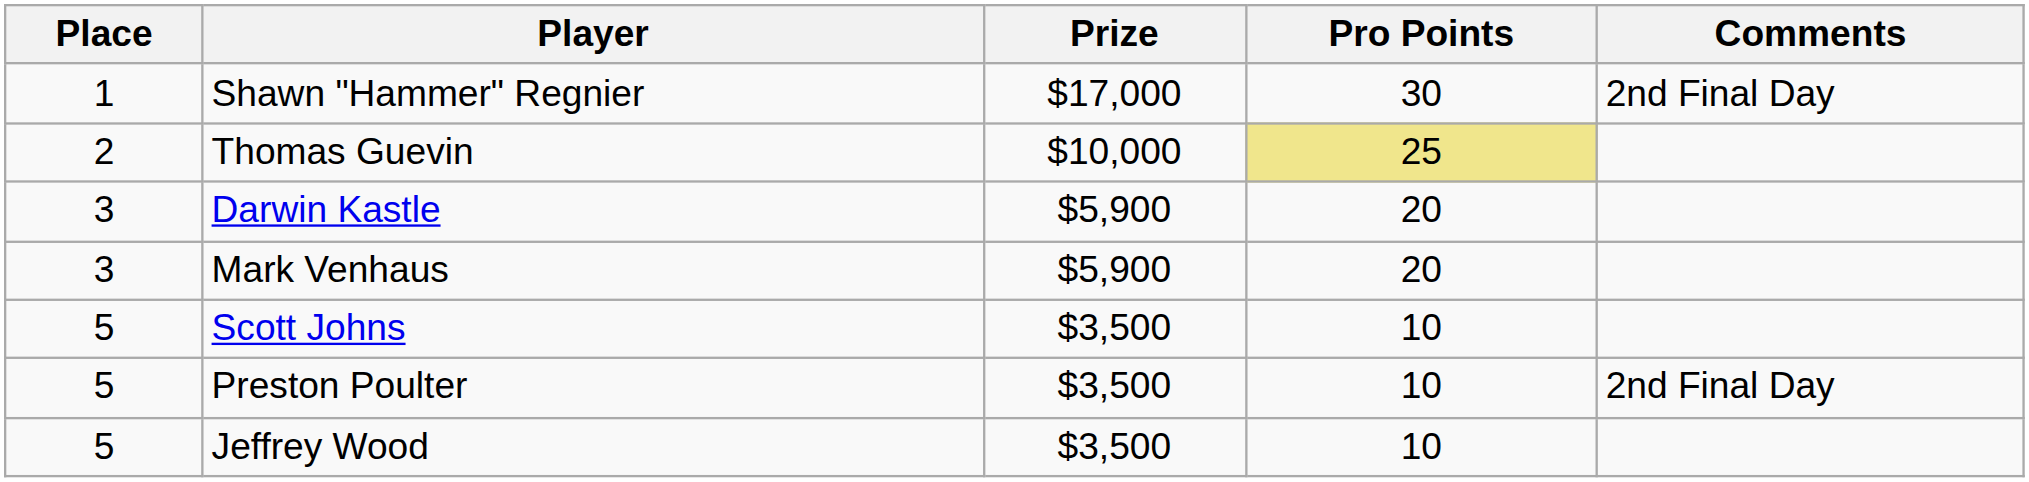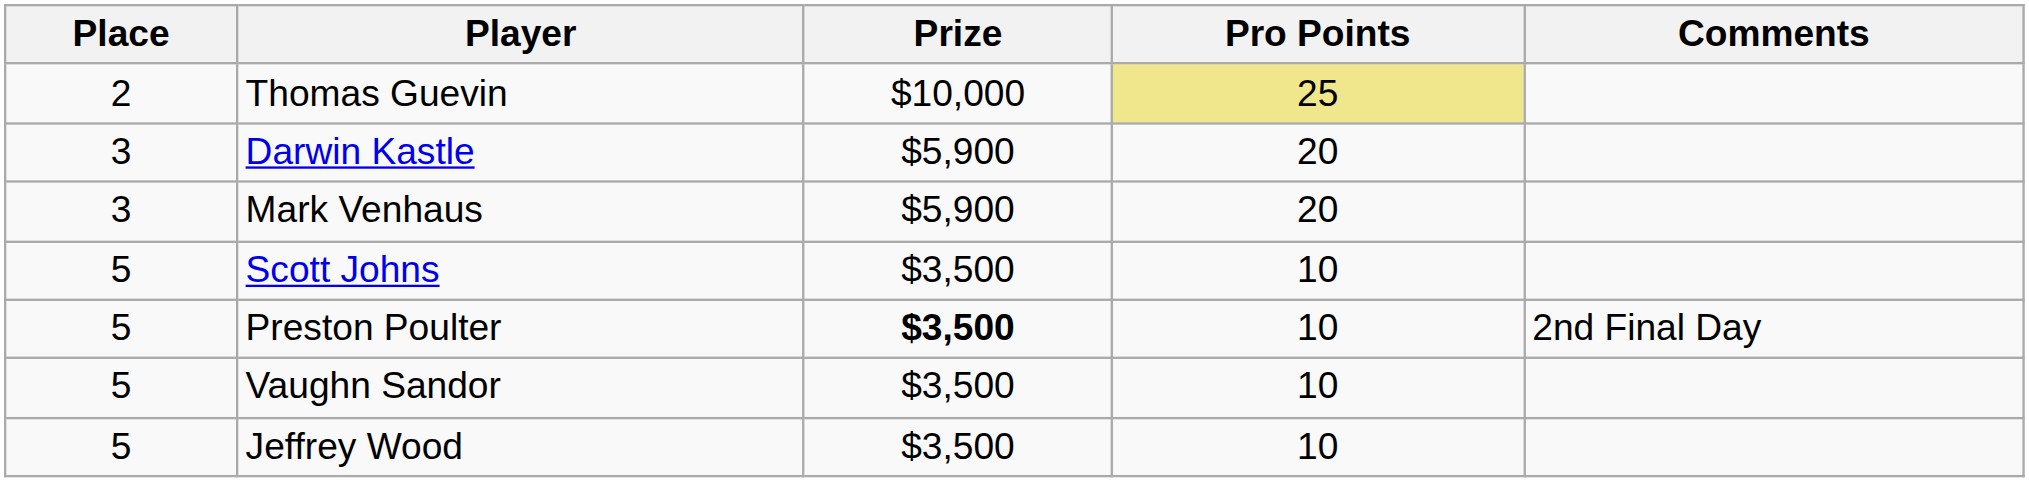- row: (428, 92)
(1114, 387) normal -> (958, 328) bold
+ row: (373, 387)
